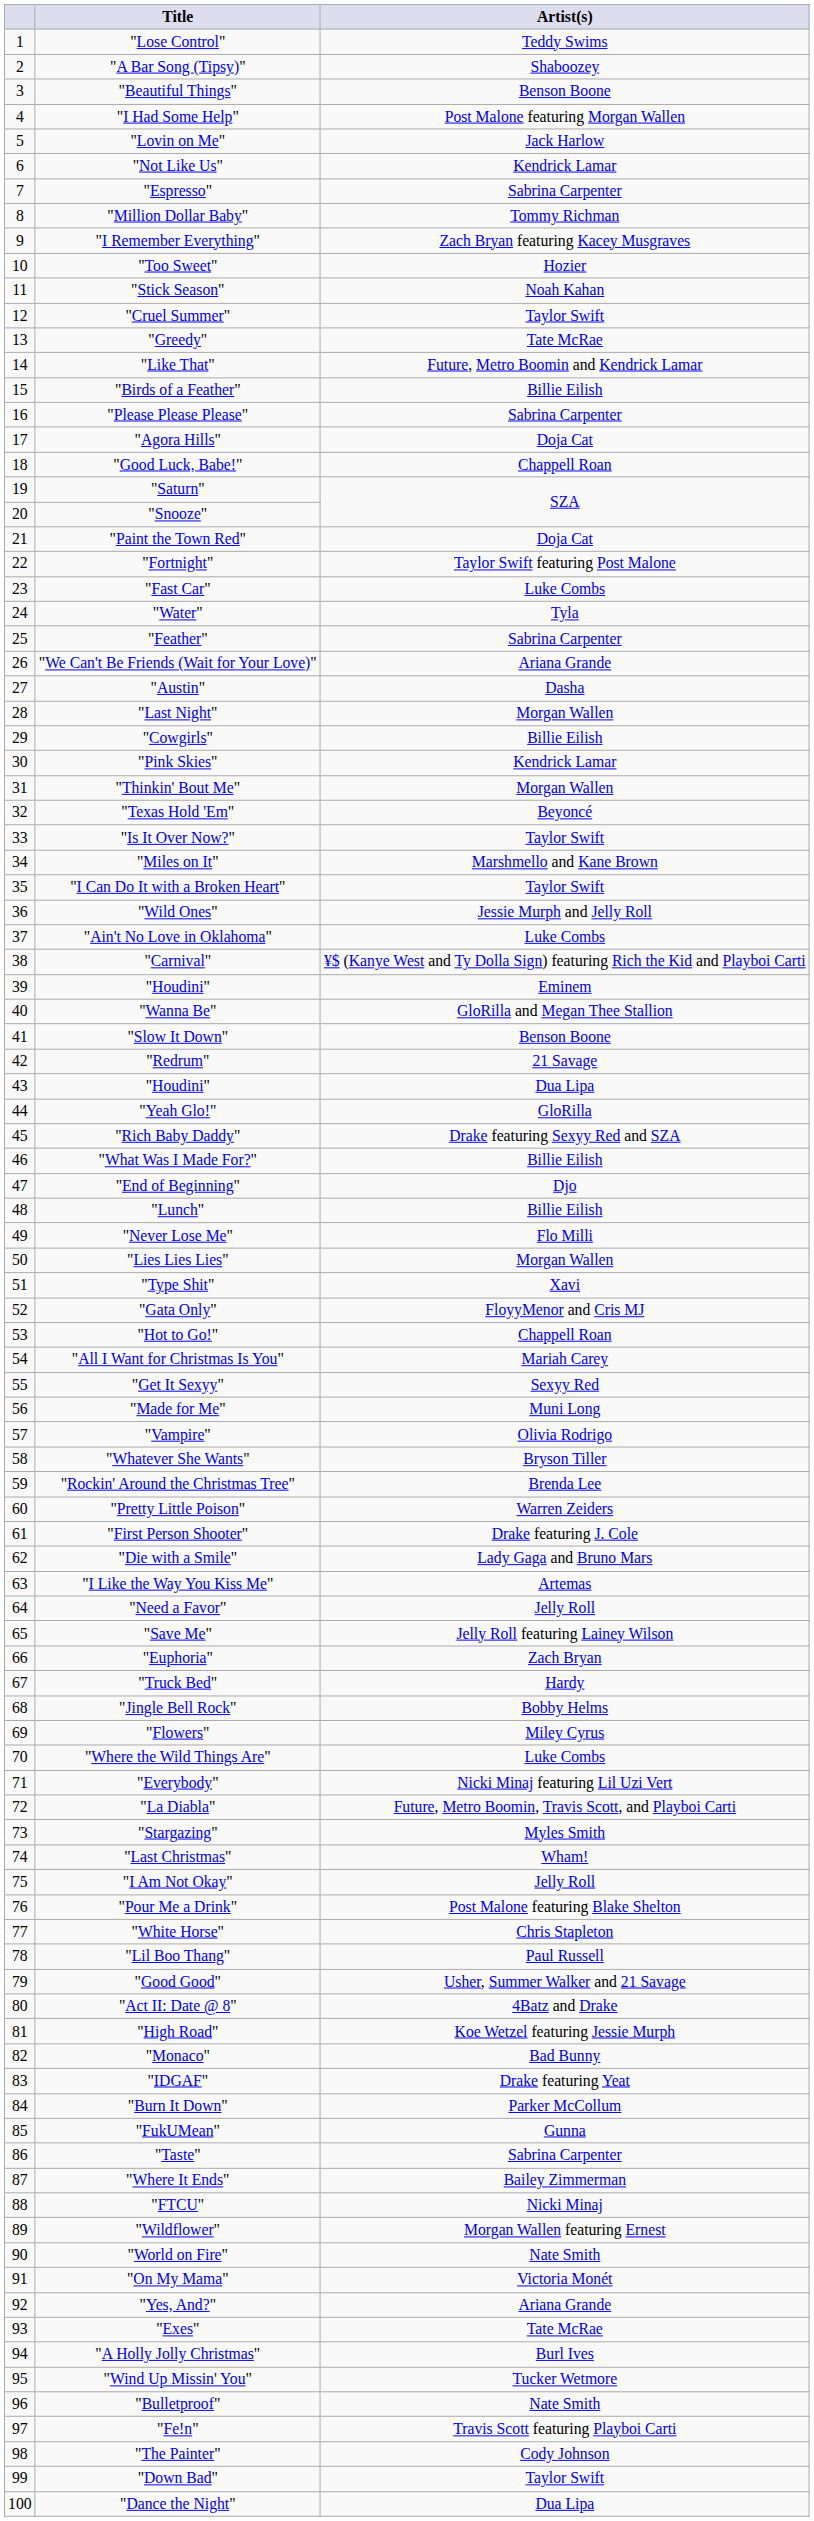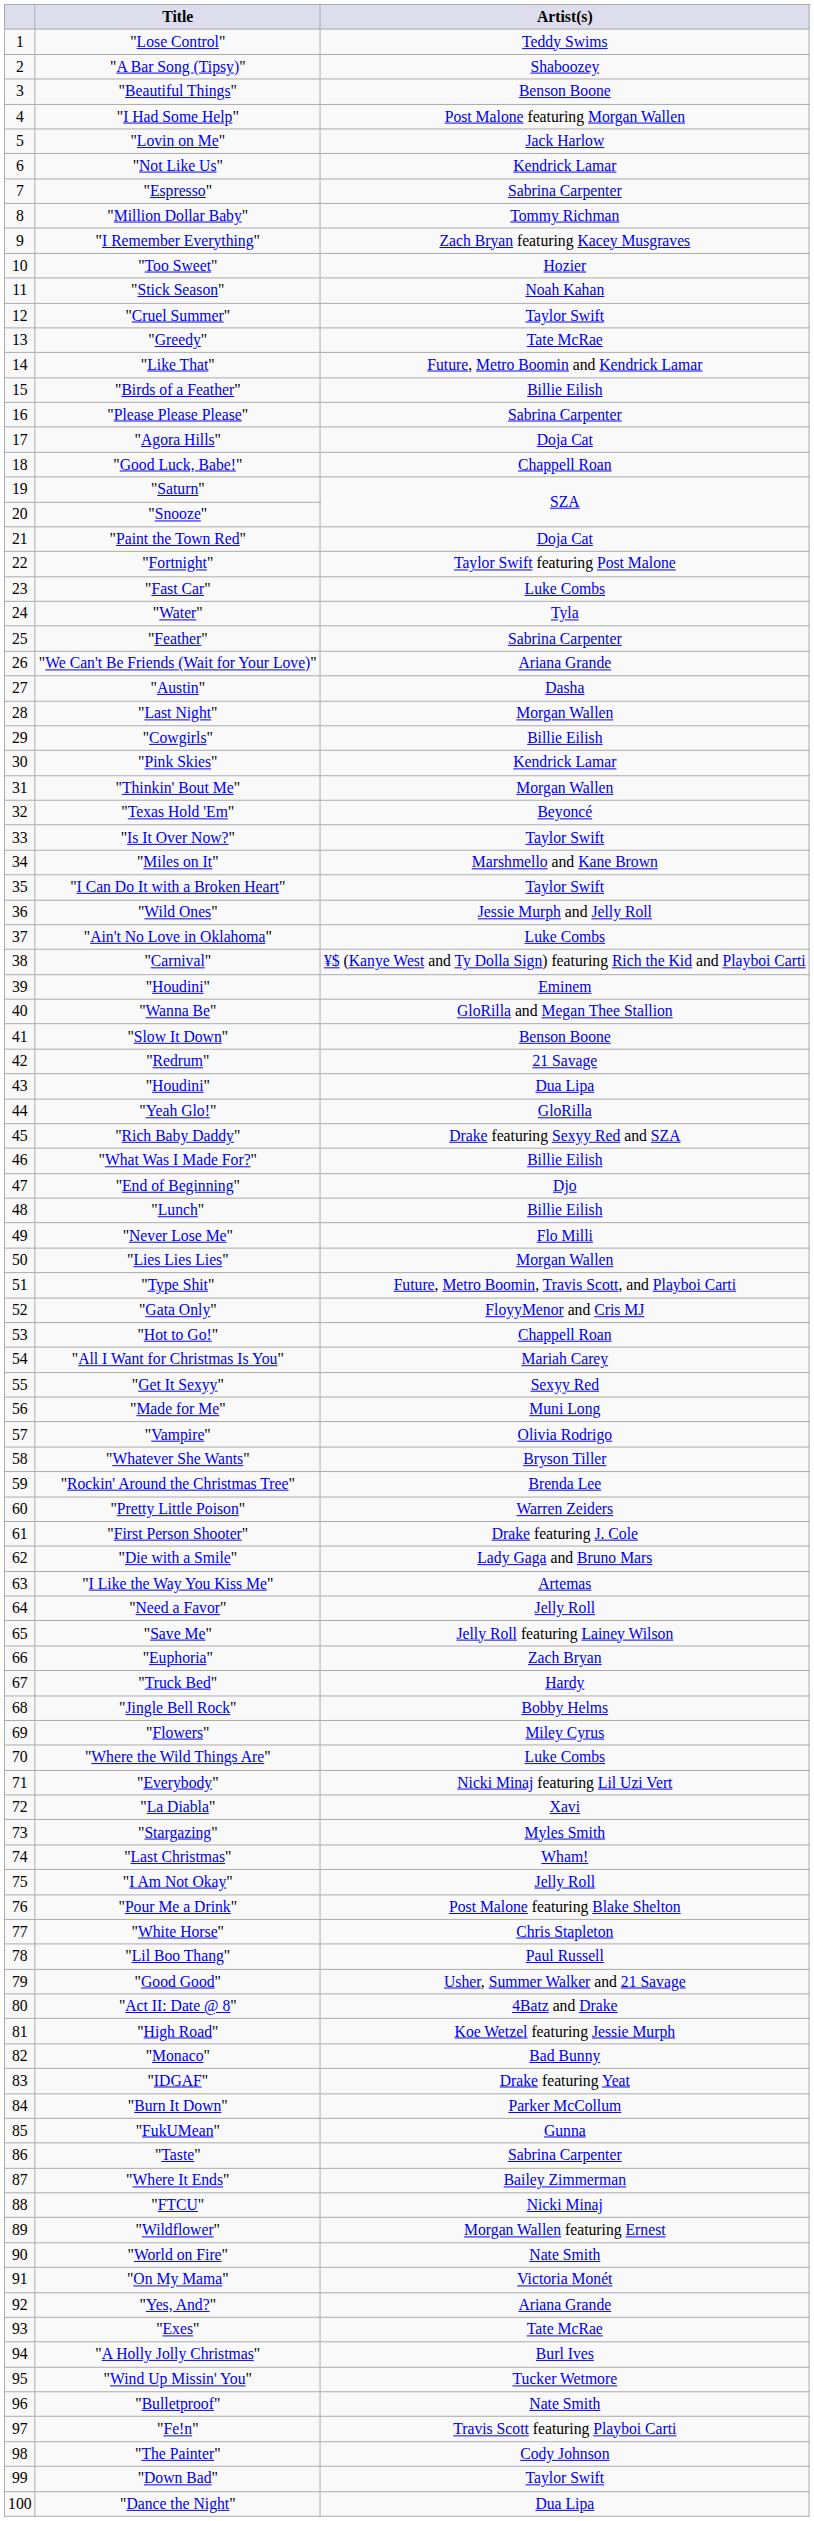(565, 1285) Xavi -> (565, 1285) Future, Metro Boomin, Travis Scott, and Playboi Carti
(565, 1807) Future, Metro Boomin, Travis Scott, and Playboi Carti -> (565, 1807) Xavi
